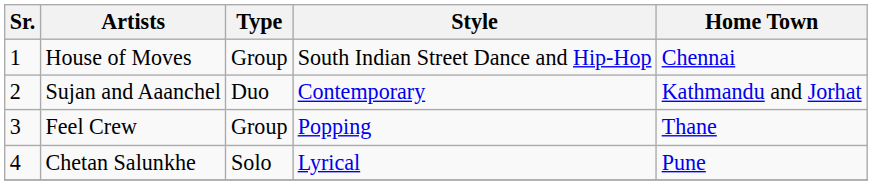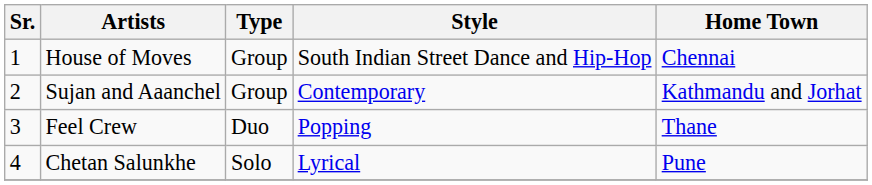(250, 92) Duo -> (259, 92) Group
(259, 127) Group -> (250, 127) Duo
